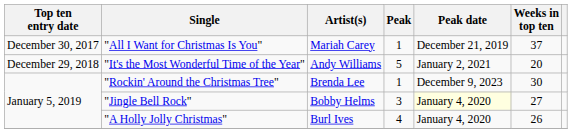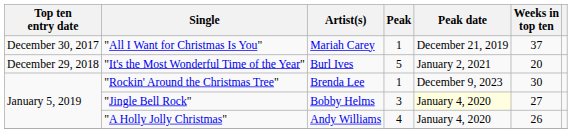(346, 63) Andy Williams -> (332, 63) Burl Ives
(332, 119) Burl Ives -> (346, 119) Andy Williams
